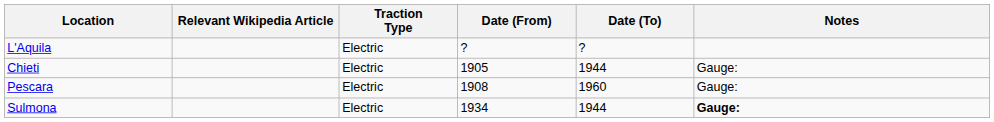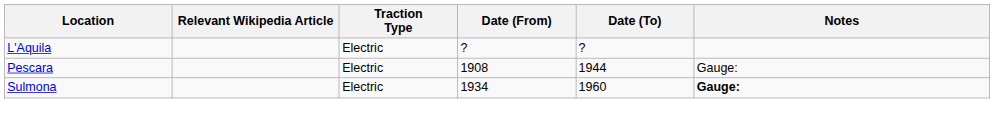- row: (23, 68)
(592, 87) 1960 -> (592, 68) 1944
(592, 107) 1944 -> (592, 87) 1960
